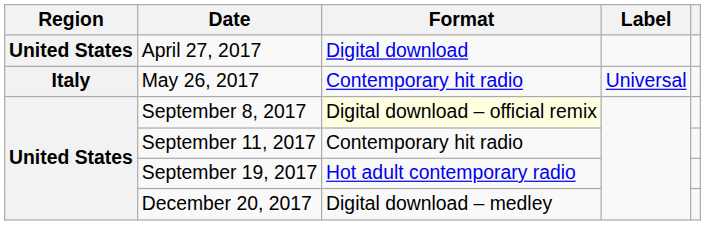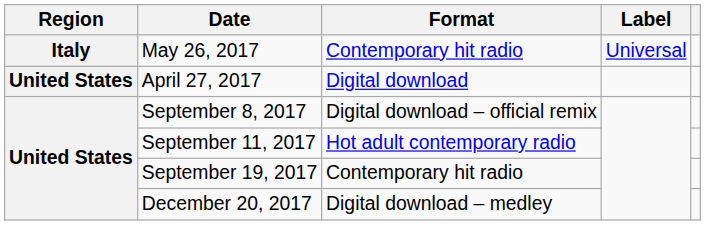rows swapped: (201, 50) <-> (200, 81)
(461, 111) lightyellow background -> (461, 111) no background
(425, 142) Contemporary hit radio -> (451, 142) Hot adult contemporary radio
(451, 173) Hot adult contemporary radio -> (425, 173) Contemporary hit radio
